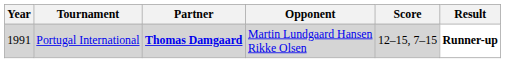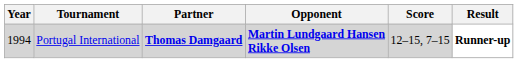(19, 41) 1991 -> (19, 41) 1994
(310, 41) normal -> (316, 41) bold
